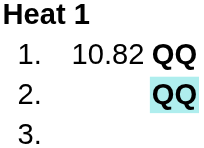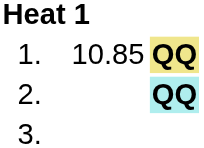(108, 54) 10.82 -> (108, 54) 10.85
(174, 54) no background -> (174, 54) khaki background
